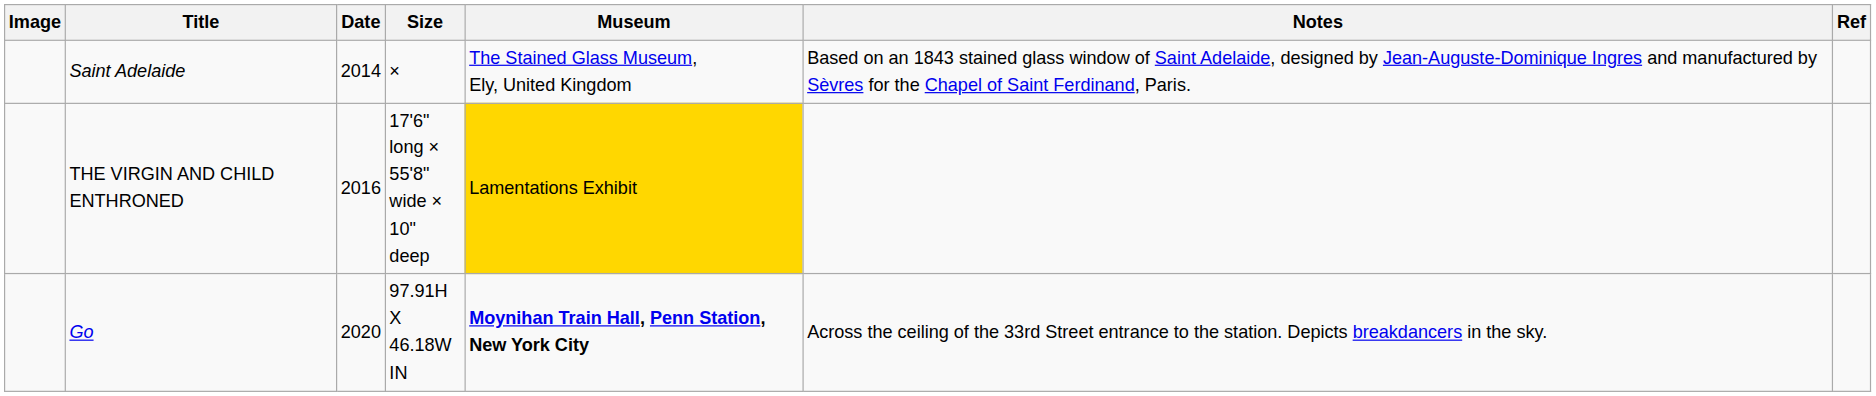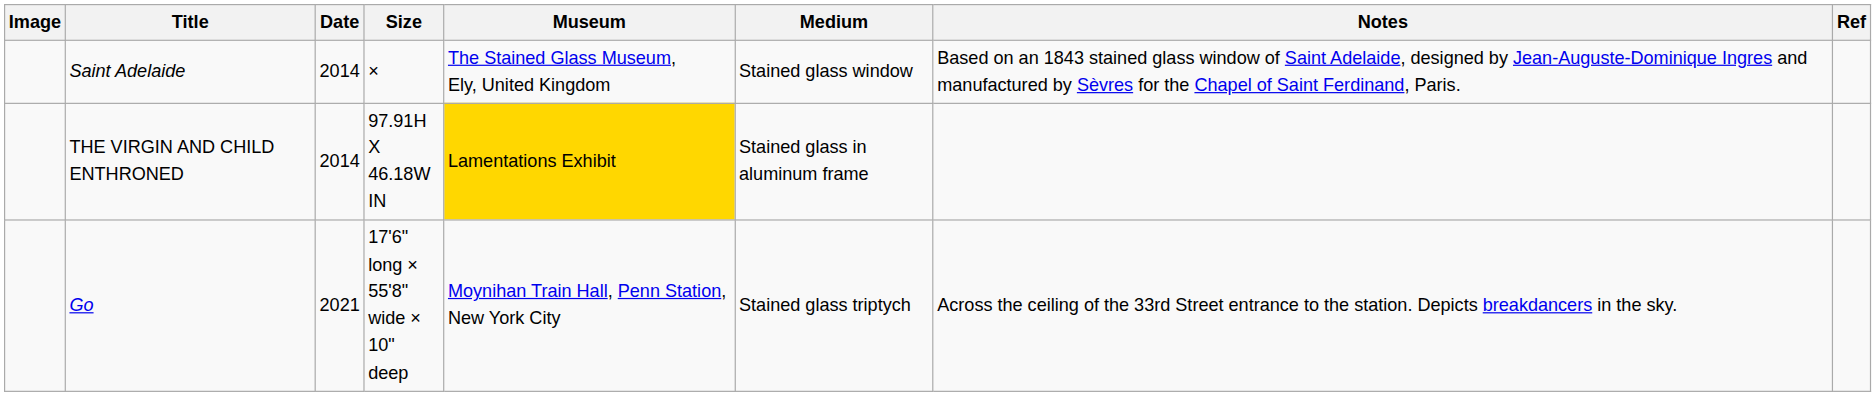+ column: (834, 21)
(361, 187) 2016 -> (340, 160) 2014
(416, 187) 17'6" long × 55'8" wide × 10" deep -> (399, 160) 97.91H X 46.18W IN
(361, 332) 2020 -> (340, 304) 2021
(421, 332) 97.91H X 46.18W IN -> (395, 304) 17'6" long × 55'8" wide × 10" deep
(617, 332) bold -> (587, 304) normal
